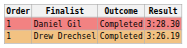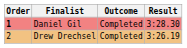(9, 24) normal -> (9, 24) bold
(9, 37) 1 -> (9, 37) 2
